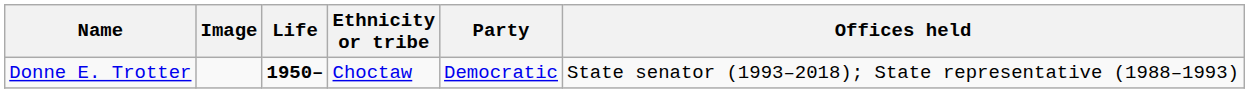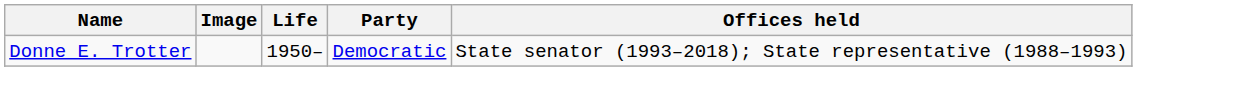- column: (384, 31)
(295, 73) bold -> (295, 51) normal
